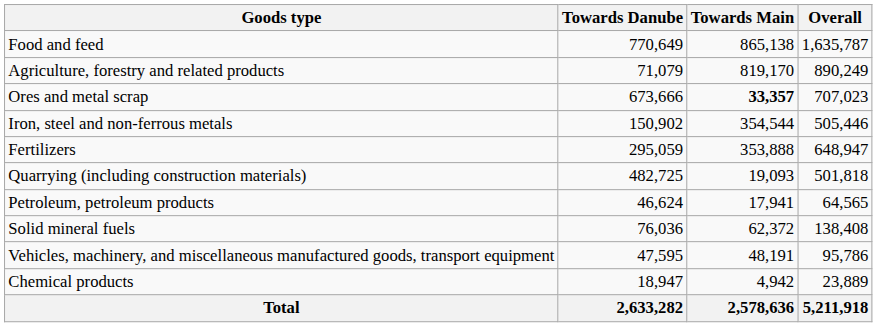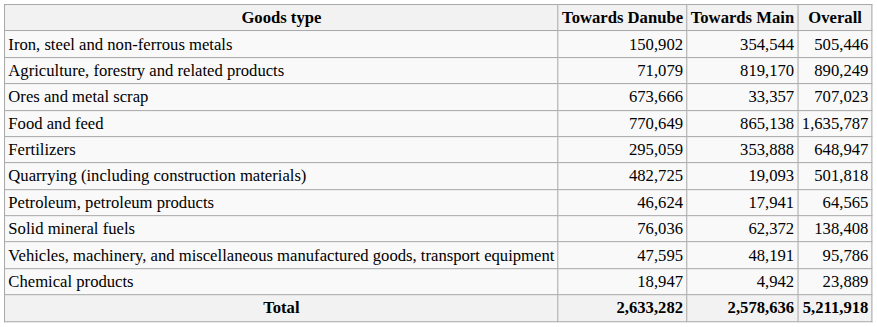rows swapped: (56, 44) <-> (120, 123)
(771, 96) bold -> (771, 96) normal
